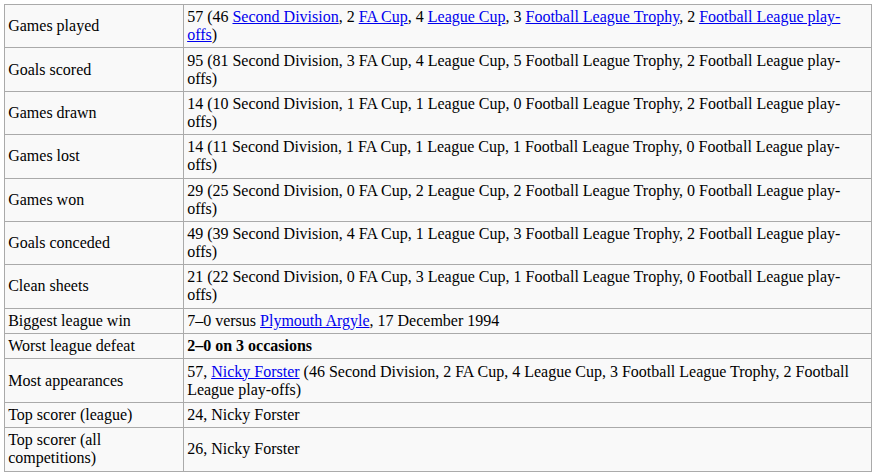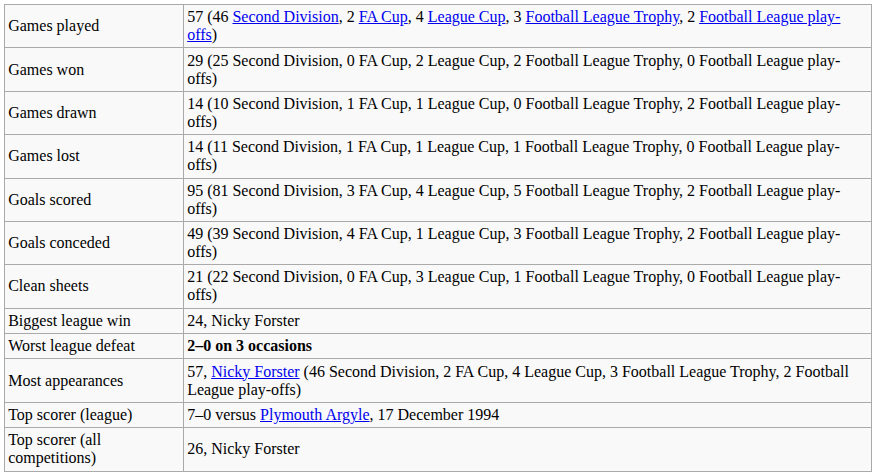rows swapped: (46, 199) <-> (50, 69)
(343, 320) 7–0 versus Plymouth Argyle, 17 December 1994 -> (243, 320) 24, Nicky Forster
(243, 414) 24, Nicky Forster -> (343, 414) 7–0 versus Plymouth Argyle, 17 December 1994
